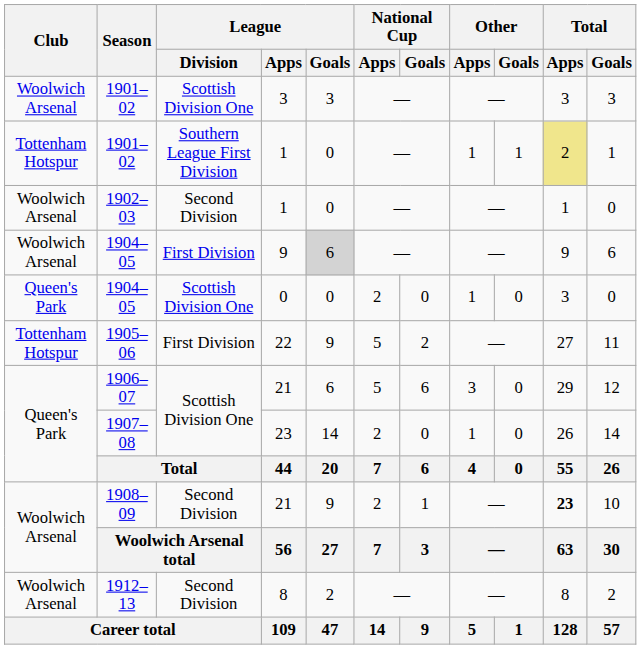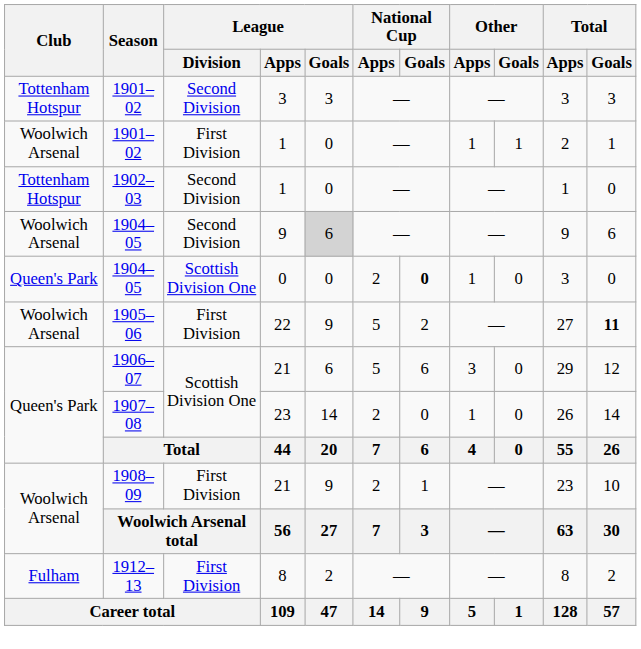(51, 98) Woolwich Arsenal -> (54, 98) Tottenham Hotspur
(209, 98) Scottish Division One -> (212, 98) Second Division
(51, 153) Tottenham Hotspur -> (54, 143) Woolwich Arsenal
(209, 153) Southern League First Division -> (212, 143) First Division
(565, 153) khaki background -> (565, 143) no background
(51, 207) Woolwich Arsenal -> (54, 188) Tottenham Hotspur
(209, 252) First Division -> (212, 233) Second Division
(425, 297) normal -> (425, 278) bold
(51, 342) Tottenham Hotspur -> (54, 324) Woolwich Arsenal
(612, 342) normal -> (612, 324) bold
(209, 504) Second Division -> (212, 485) First Division
(565, 504) bold -> (565, 485) normal
(51, 594) Woolwich Arsenal -> (54, 576) Fulham
(209, 594) Second Division -> (212, 576) First Division
